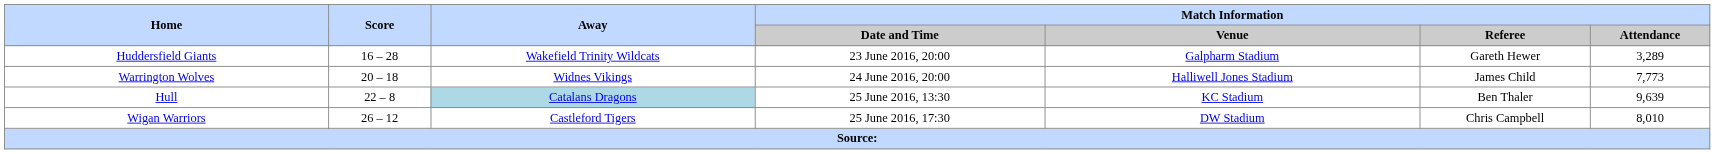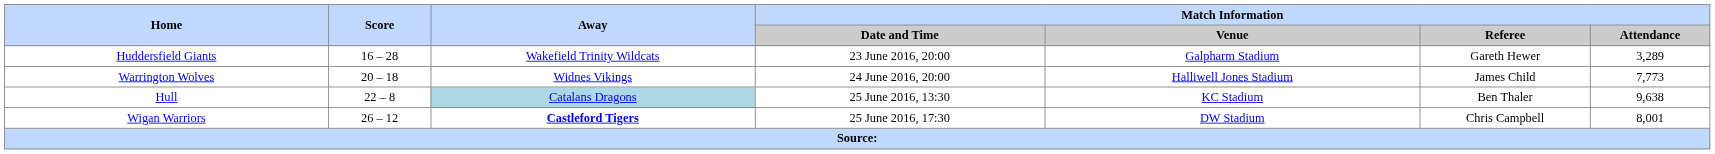(1650, 97) 9,639 -> (1650, 97) 9,638
(593, 118) normal -> (593, 118) bold
(1650, 118) 8,010 -> (1650, 118) 8,001
